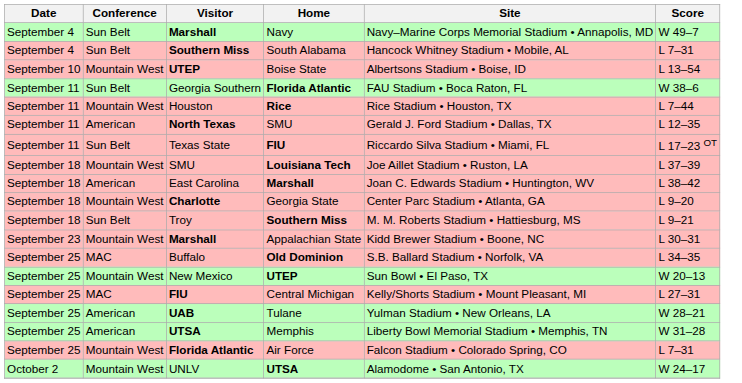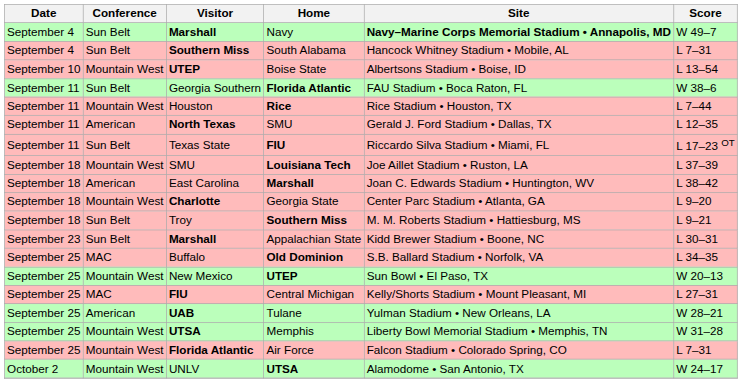(510, 32) normal -> (519, 32) bold
(125, 239) Mountain West -> (108, 239) Sun Belt
(110, 331) American -> (125, 331) Mountain West
